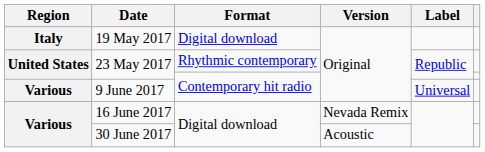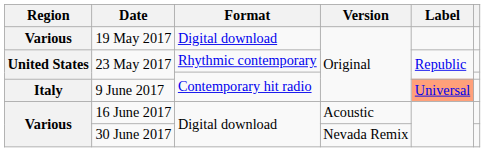(48, 38) Italy -> (48, 38) Various
(48, 90) Various -> (48, 90) Italy
(443, 90) no background -> (443, 90) lightsalmon background
(366, 112) Nevada Remix -> (349, 112) Acoustic
(349, 135) Acoustic -> (366, 135) Nevada Remix
